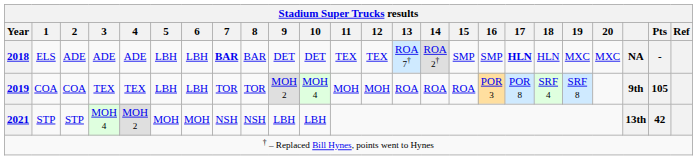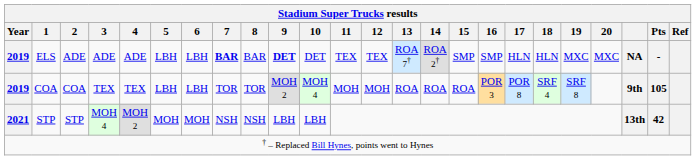(18, 56) 2018 -> (18, 56) 2019
(284, 56) normal -> (284, 56) bold
(520, 56) bold -> (519, 56) normal
